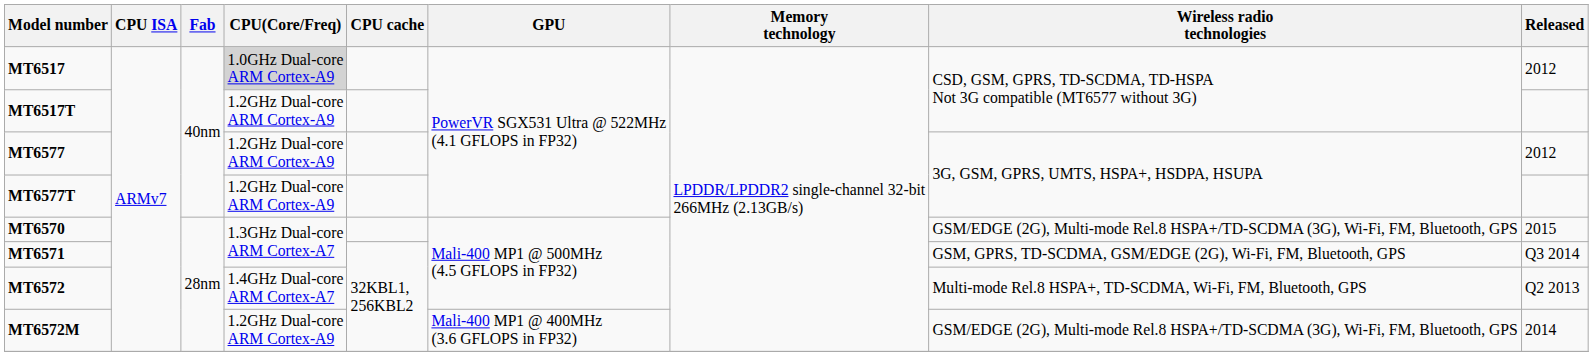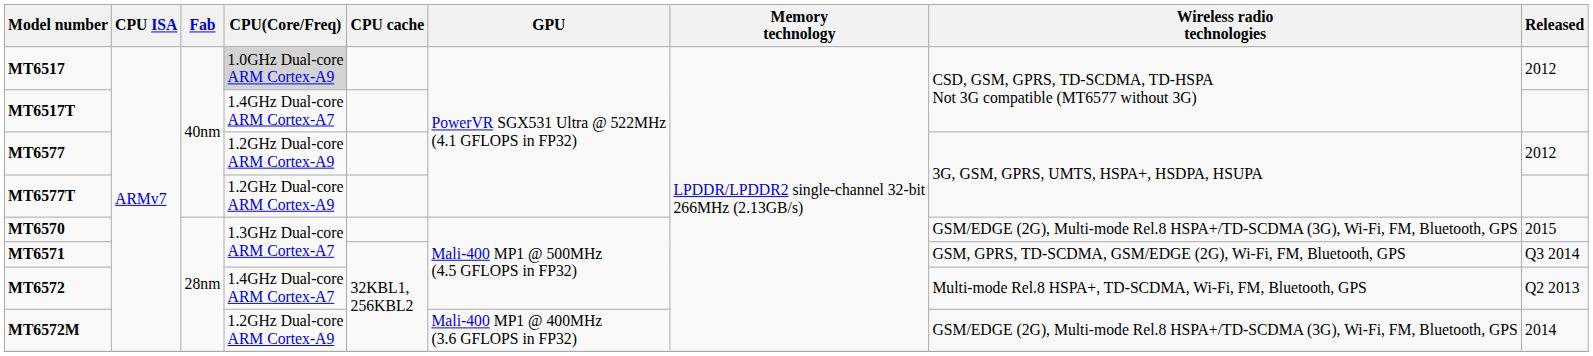(285, 110) 1.2GHz Dual-core ARM Cortex-A9 -> (285, 110) 1.4GHz Dual-core ARM Cortex-A7
